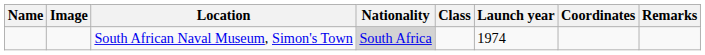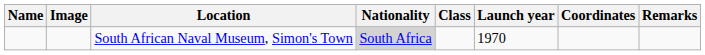(492, 38) 1974 -> (492, 38) 1970
